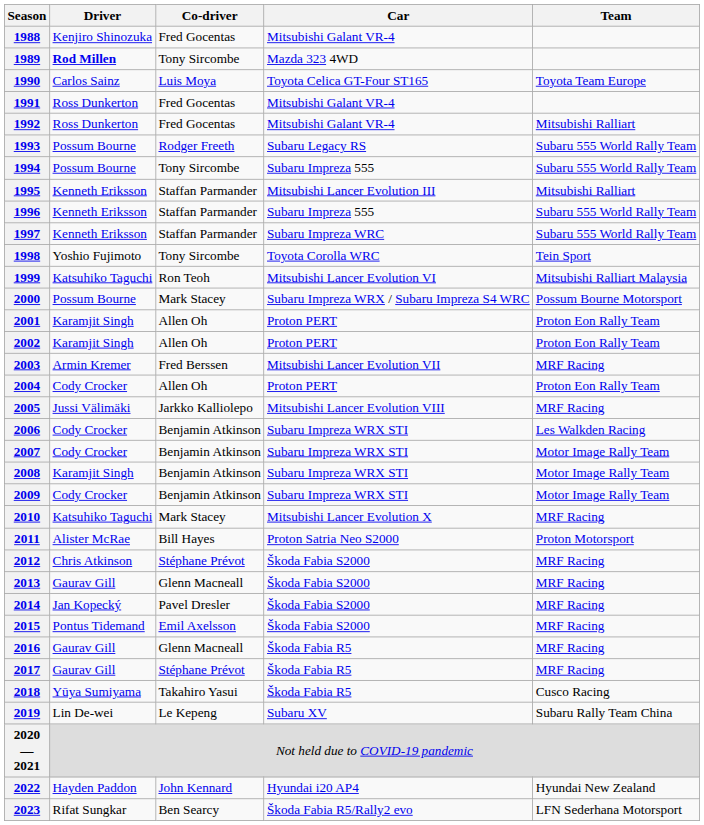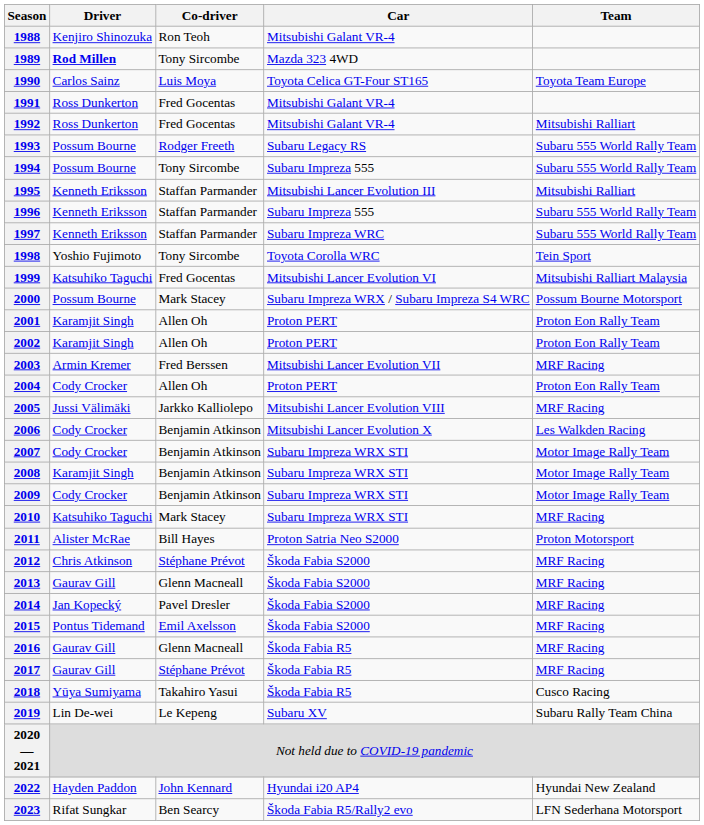(197, 37) Fred Gocentas -> (184, 37) Ron Teoh
(184, 277) Ron Teoh -> (197, 277) Fred Gocentas
(338, 429) Subaru Impreza WRX STI -> (349, 429) Mitsubishi Lancer Evolution X
(349, 517) Mitsubishi Lancer Evolution X -> (338, 517) Subaru Impreza WRX STI
